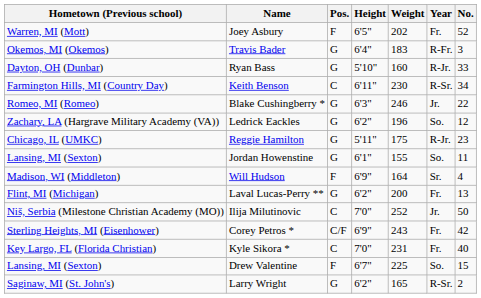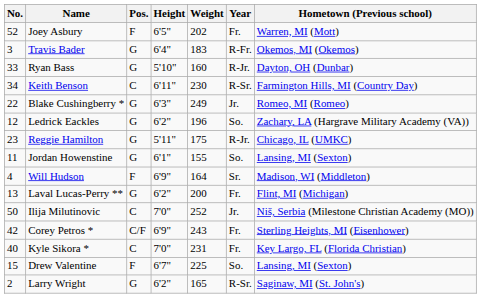columns swapped: (466, 13) <-> (115, 13)
(399, 104) 246 -> (199, 104) 249
